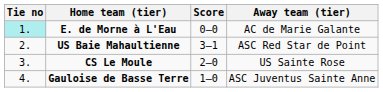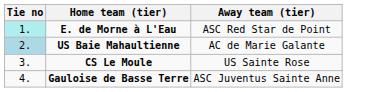- column: (209, 13)
(302, 29) AC de Marie Galante -> (267, 29) ASC Red Star de Point
(25, 46) no background -> (25, 46) lightblue background
(302, 46) ASC Red Star de Point -> (267, 46) AC de Marie Galante
